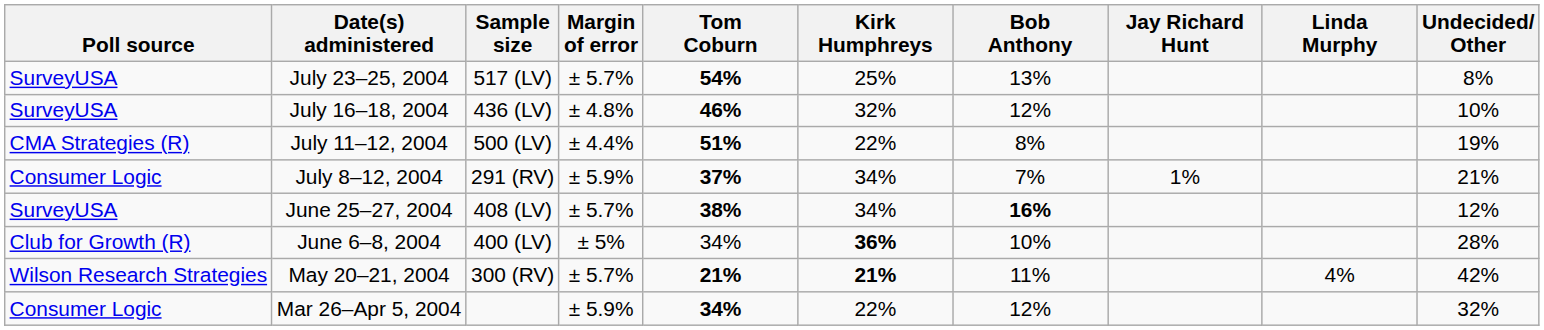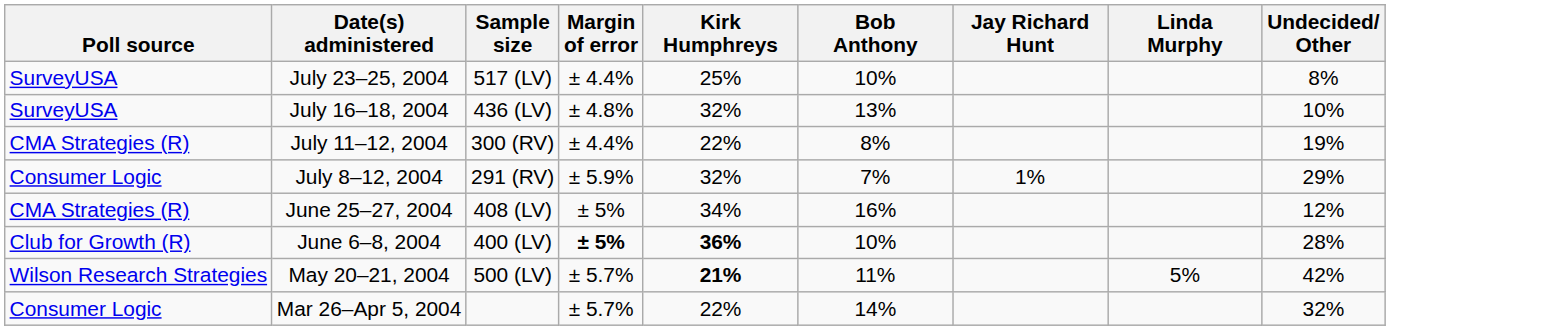- column: (721, 33)
(601, 78) ± 5.7% -> (601, 78) ± 4.4%
(1030, 78) 13% -> (875, 78) 10%
(1030, 111) 12% -> (875, 111) 13%
(513, 144) 500 (LV) -> (513, 144) 300 (RV)
(875, 177) 34% -> (721, 177) 32%
(1478, 177) 21% -> (1323, 177) 29%
(64, 210) SurveyUSA -> (99, 210) CMA Strategies (R)
(601, 210) ± 5.7% -> (601, 210) ± 5%
(1030, 210) bold -> (875, 210) normal
(601, 243) normal -> (601, 243) bold
(513, 276) 300 (RV) -> (513, 276) 500 (LV)
(1340, 276) 4% -> (1185, 276) 5%
(601, 309) ± 5.9% -> (601, 309) ± 5.7%
(1030, 309) 12% -> (875, 309) 14%
